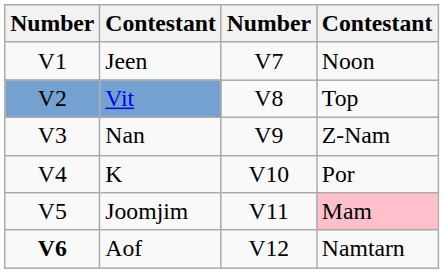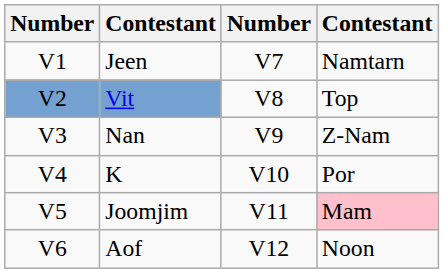(348, 60) Noon -> (363, 60) Namtarn
(52, 248) bold -> (52, 248) normal
(363, 248) Namtarn -> (348, 248) Noon
